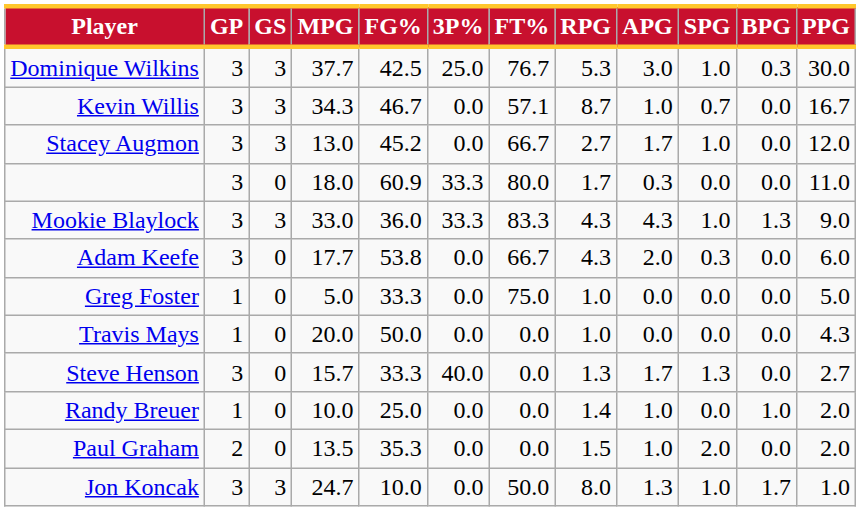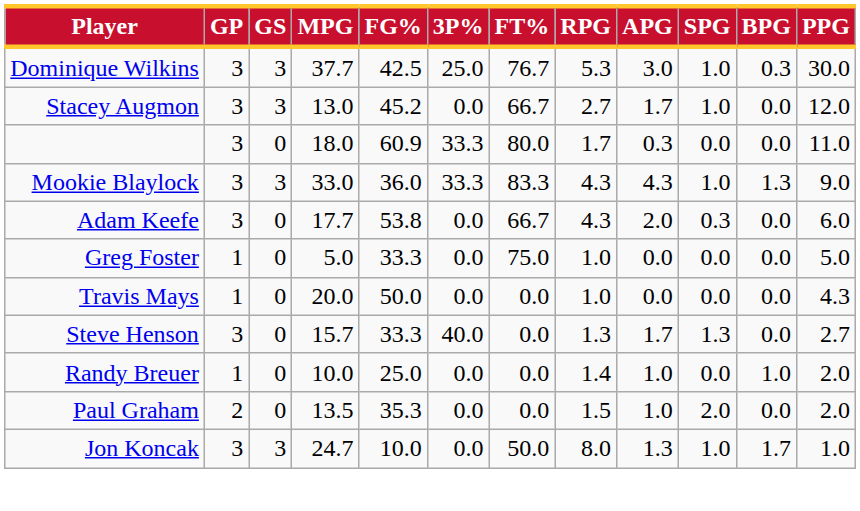- row: (138, 105)
